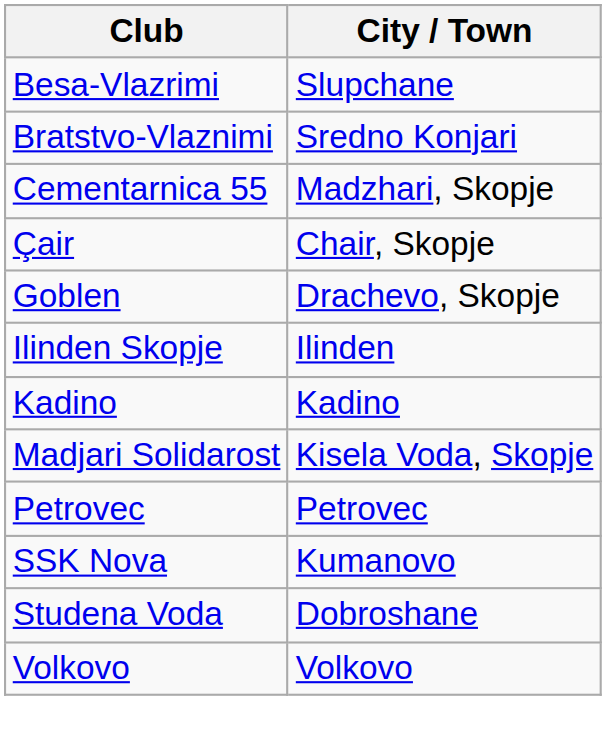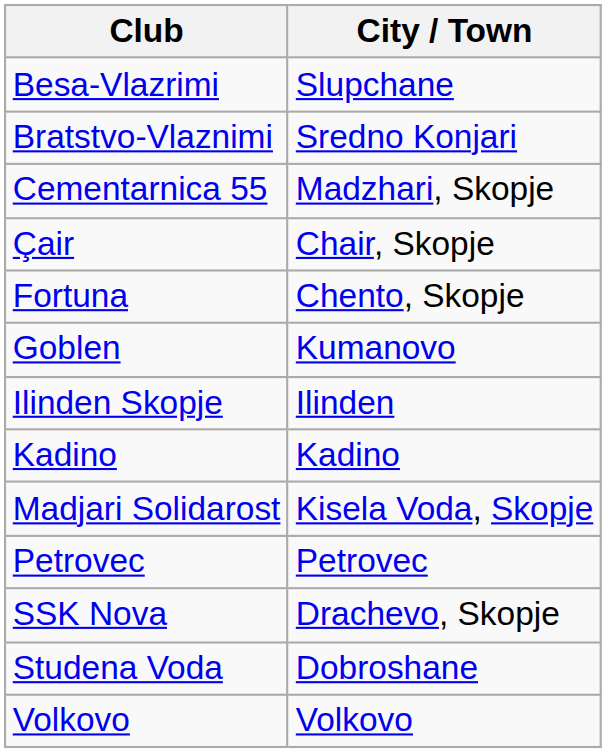+ row: (70, 296)
(428, 296) Drachevo, Skopje -> (376, 349) Kumanovo
(376, 561) Kumanovo -> (428, 614) Drachevo, Skopje
